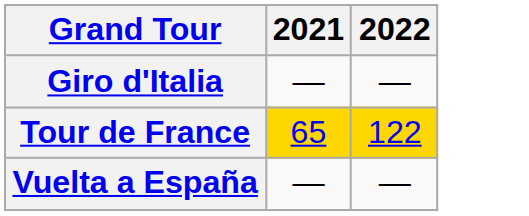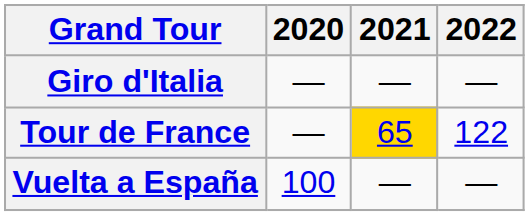+ column: (308, 30)
(395, 132) gold background -> (481, 132) no background
